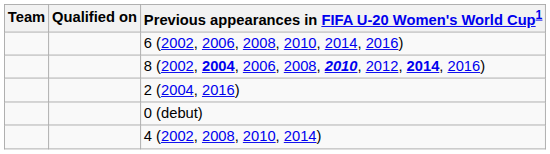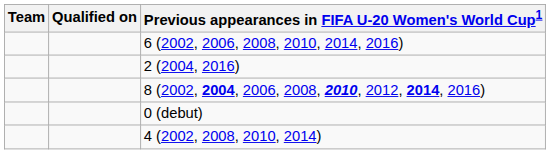rows swapped: (192, 90) <-> (314, 66)
